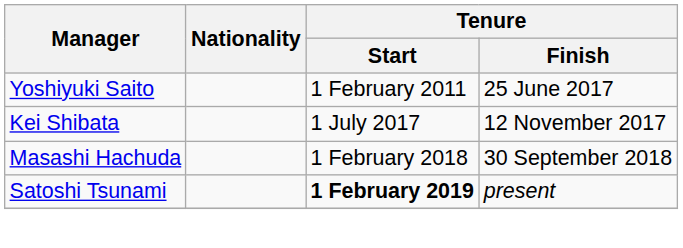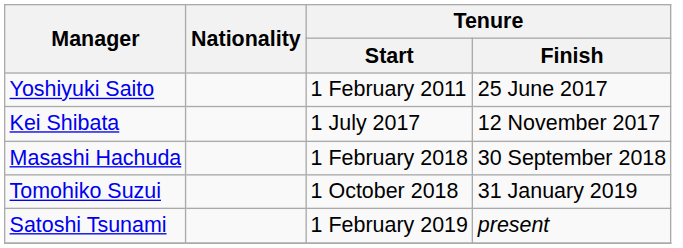+ row: (85, 191)
(392, 191) bold -> (389, 225) normal
